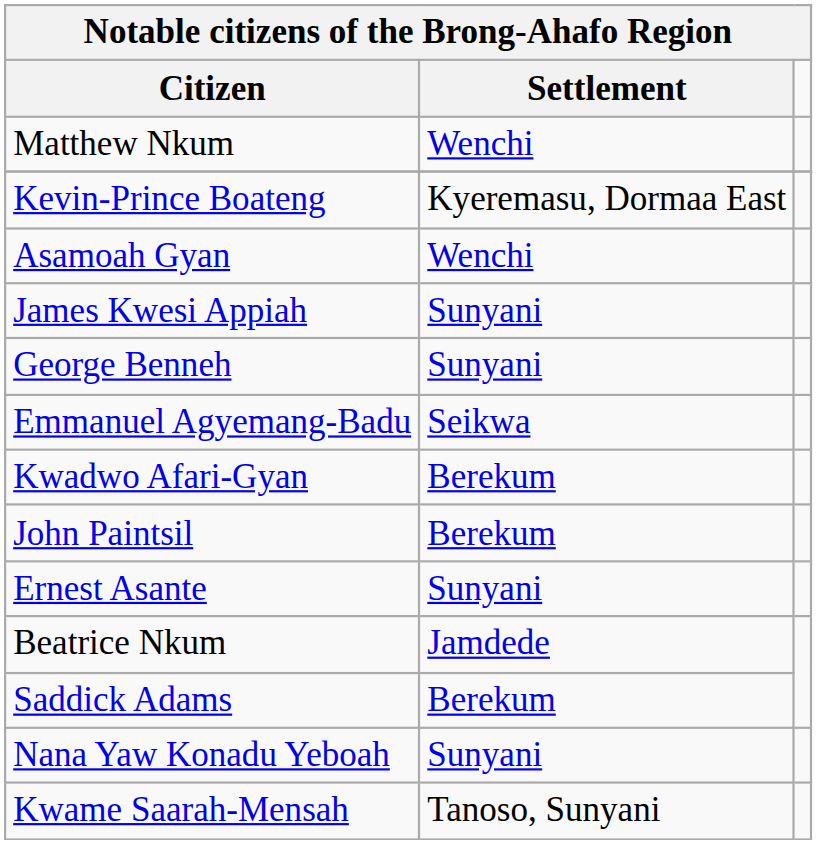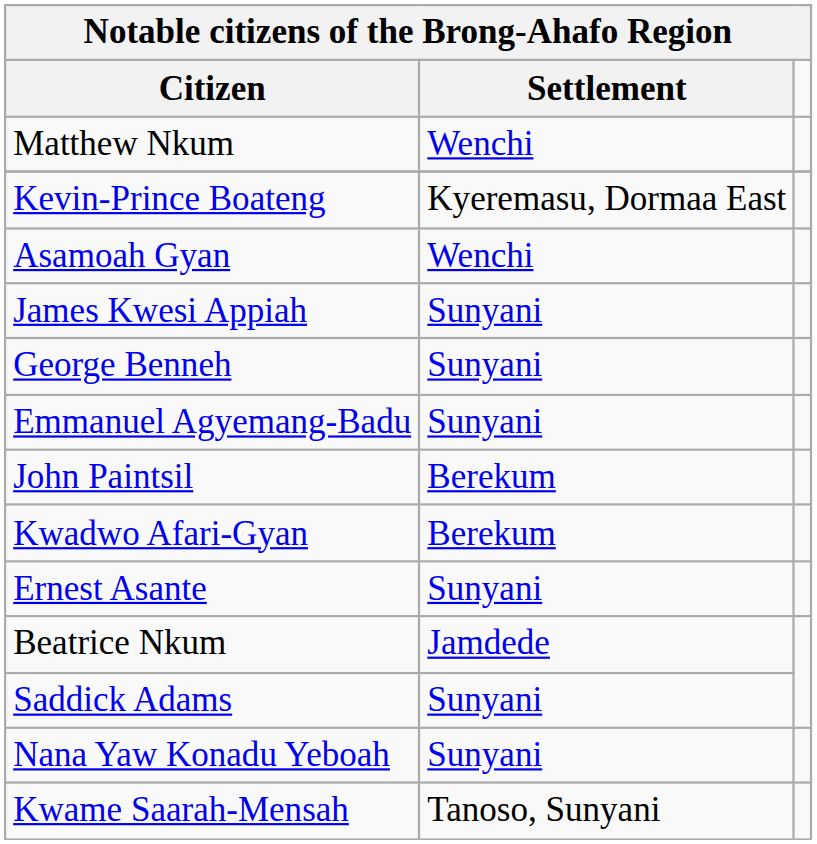(479, 421) Seikwa -> (485, 421) Sunyani
rows swapped: (103, 532) <-> (161, 476)
(492, 699) Berekum -> (485, 699) Sunyani
